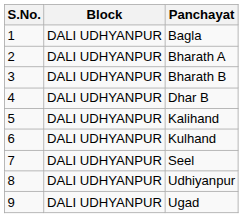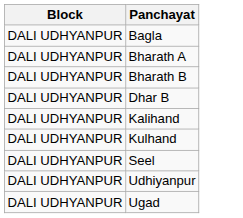- column: (24, 14)
